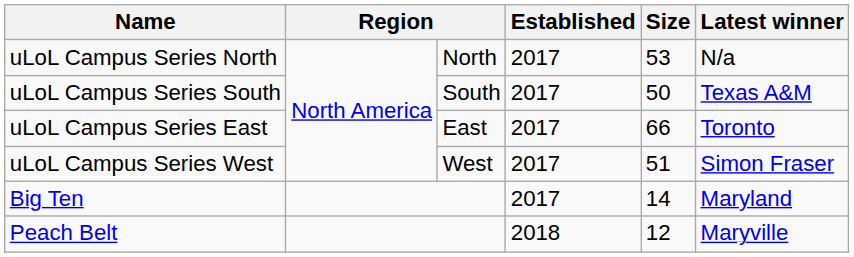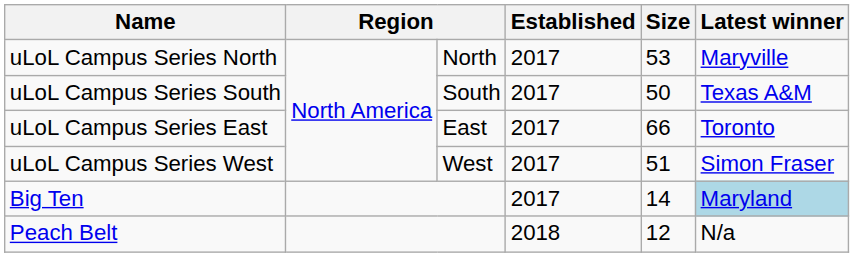(718, 57) N/a -> (744, 57) Maryville
(746, 198) no background -> (746, 198) lightblue background
(744, 233) Maryville -> (718, 233) N/a
